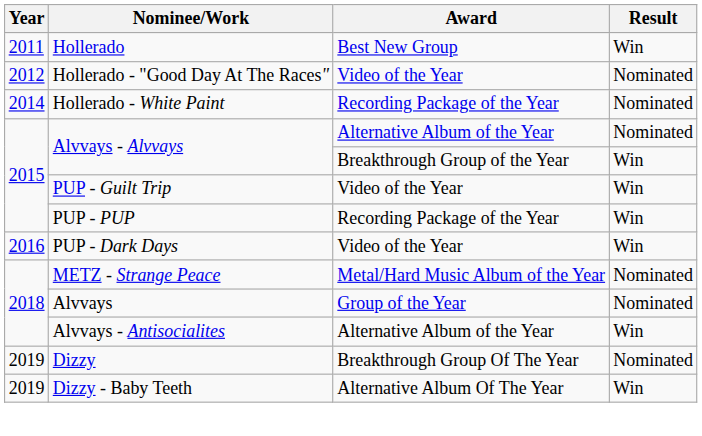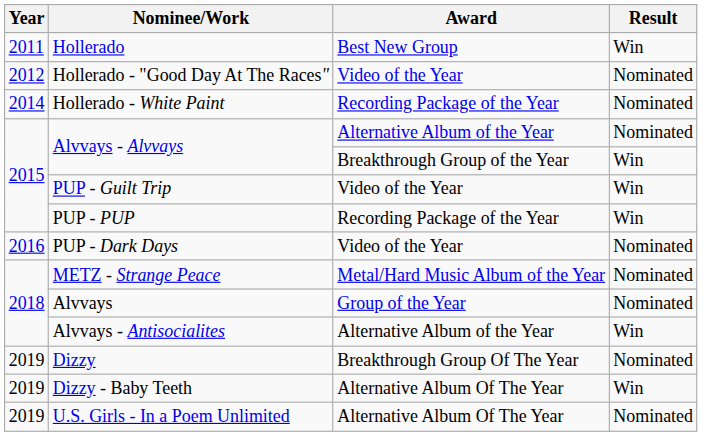(628, 246) Win -> (653, 246) Nominated
+ row: (171, 416)
